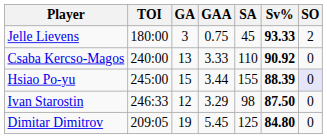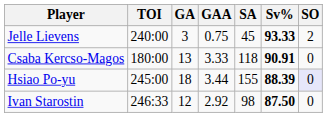(149, 36) 180:00 -> (149, 36) 240:00
(149, 58) 240:00 -> (149, 58) 180:00
(248, 58) 110 -> (248, 58) 118
(280, 58) 90.92 -> (280, 58) 90.91
(185, 79) 15 -> (185, 79) 18
(216, 101) 3.29 -> (216, 101) 2.92
- row: (55, 123)
